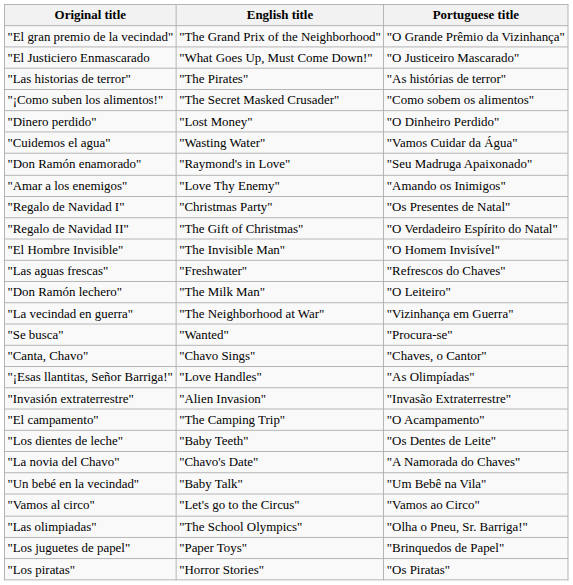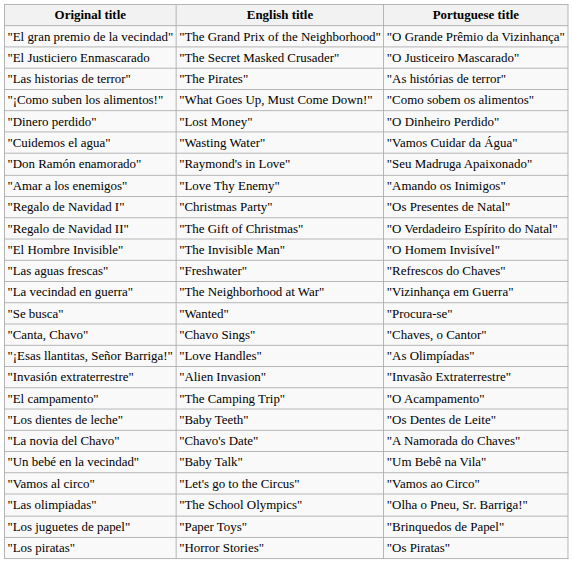(276, 57) "What Goes Up, Must Come Down!" -> (259, 57) "The Secret Masked Crusader"
(259, 100) "The Secret Masked Crusader" -> (276, 100) "What Goes Up, Must Come Down!"
- row: (65, 292)
